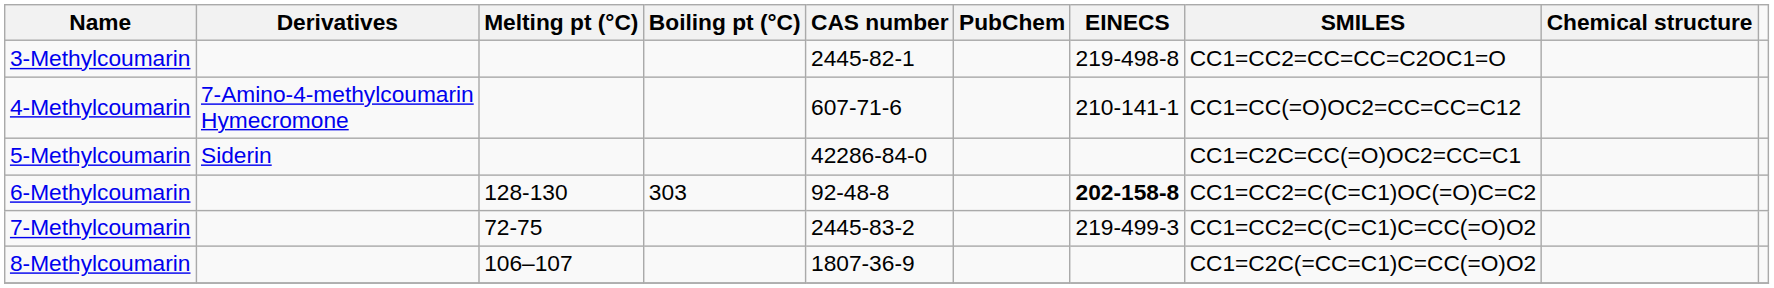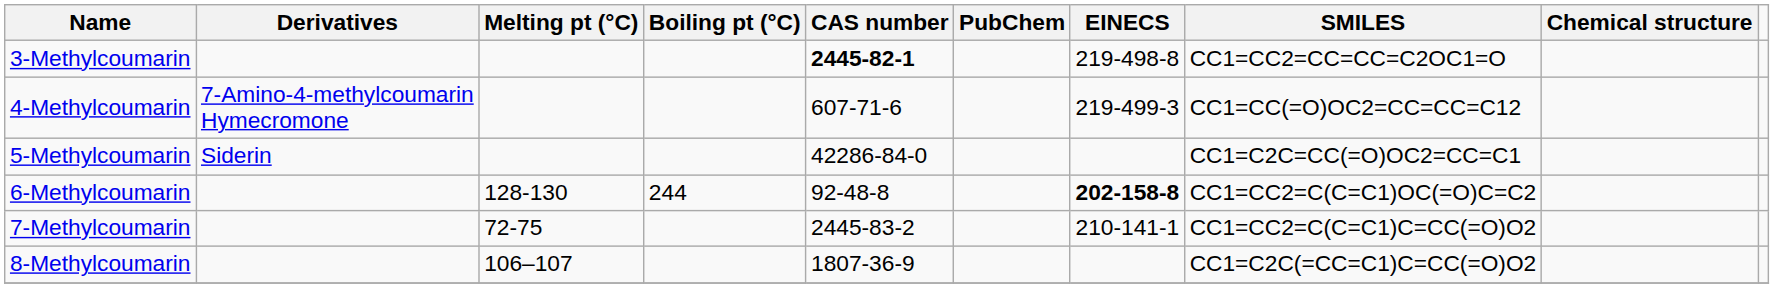(863, 58) normal -> (863, 58) bold
(1127, 107) 210-141-1 -> (1127, 107) 219-499-3
(668, 192) 303 -> (668, 192) 244
(1127, 228) 219-499-3 -> (1127, 228) 210-141-1
